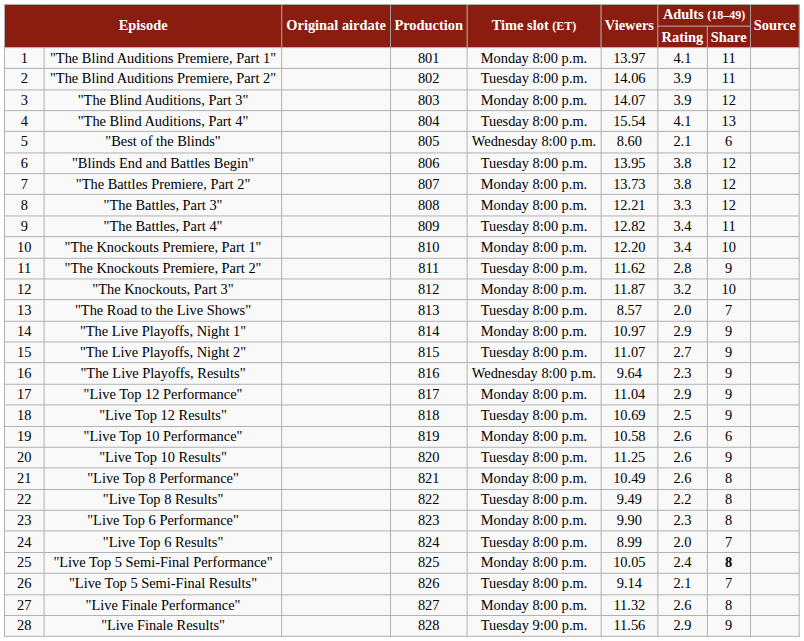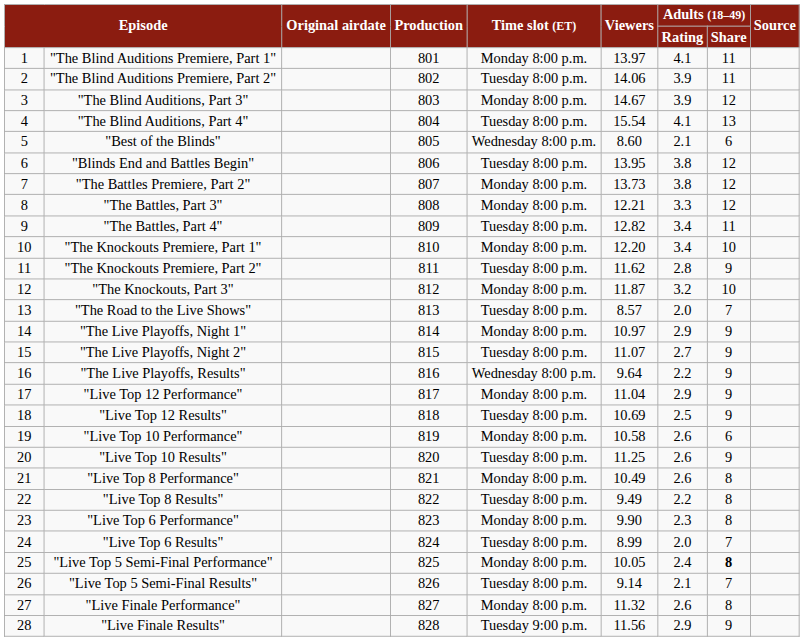(629, 100) 14.07 -> (629, 100) 14.67
(682, 373) 2.3 -> (682, 373) 2.2
